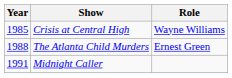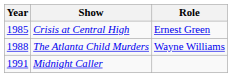(189, 30) Wayne Williams -> (182, 30) Ernest Green
(182, 47) Ernest Green -> (189, 47) Wayne Williams
